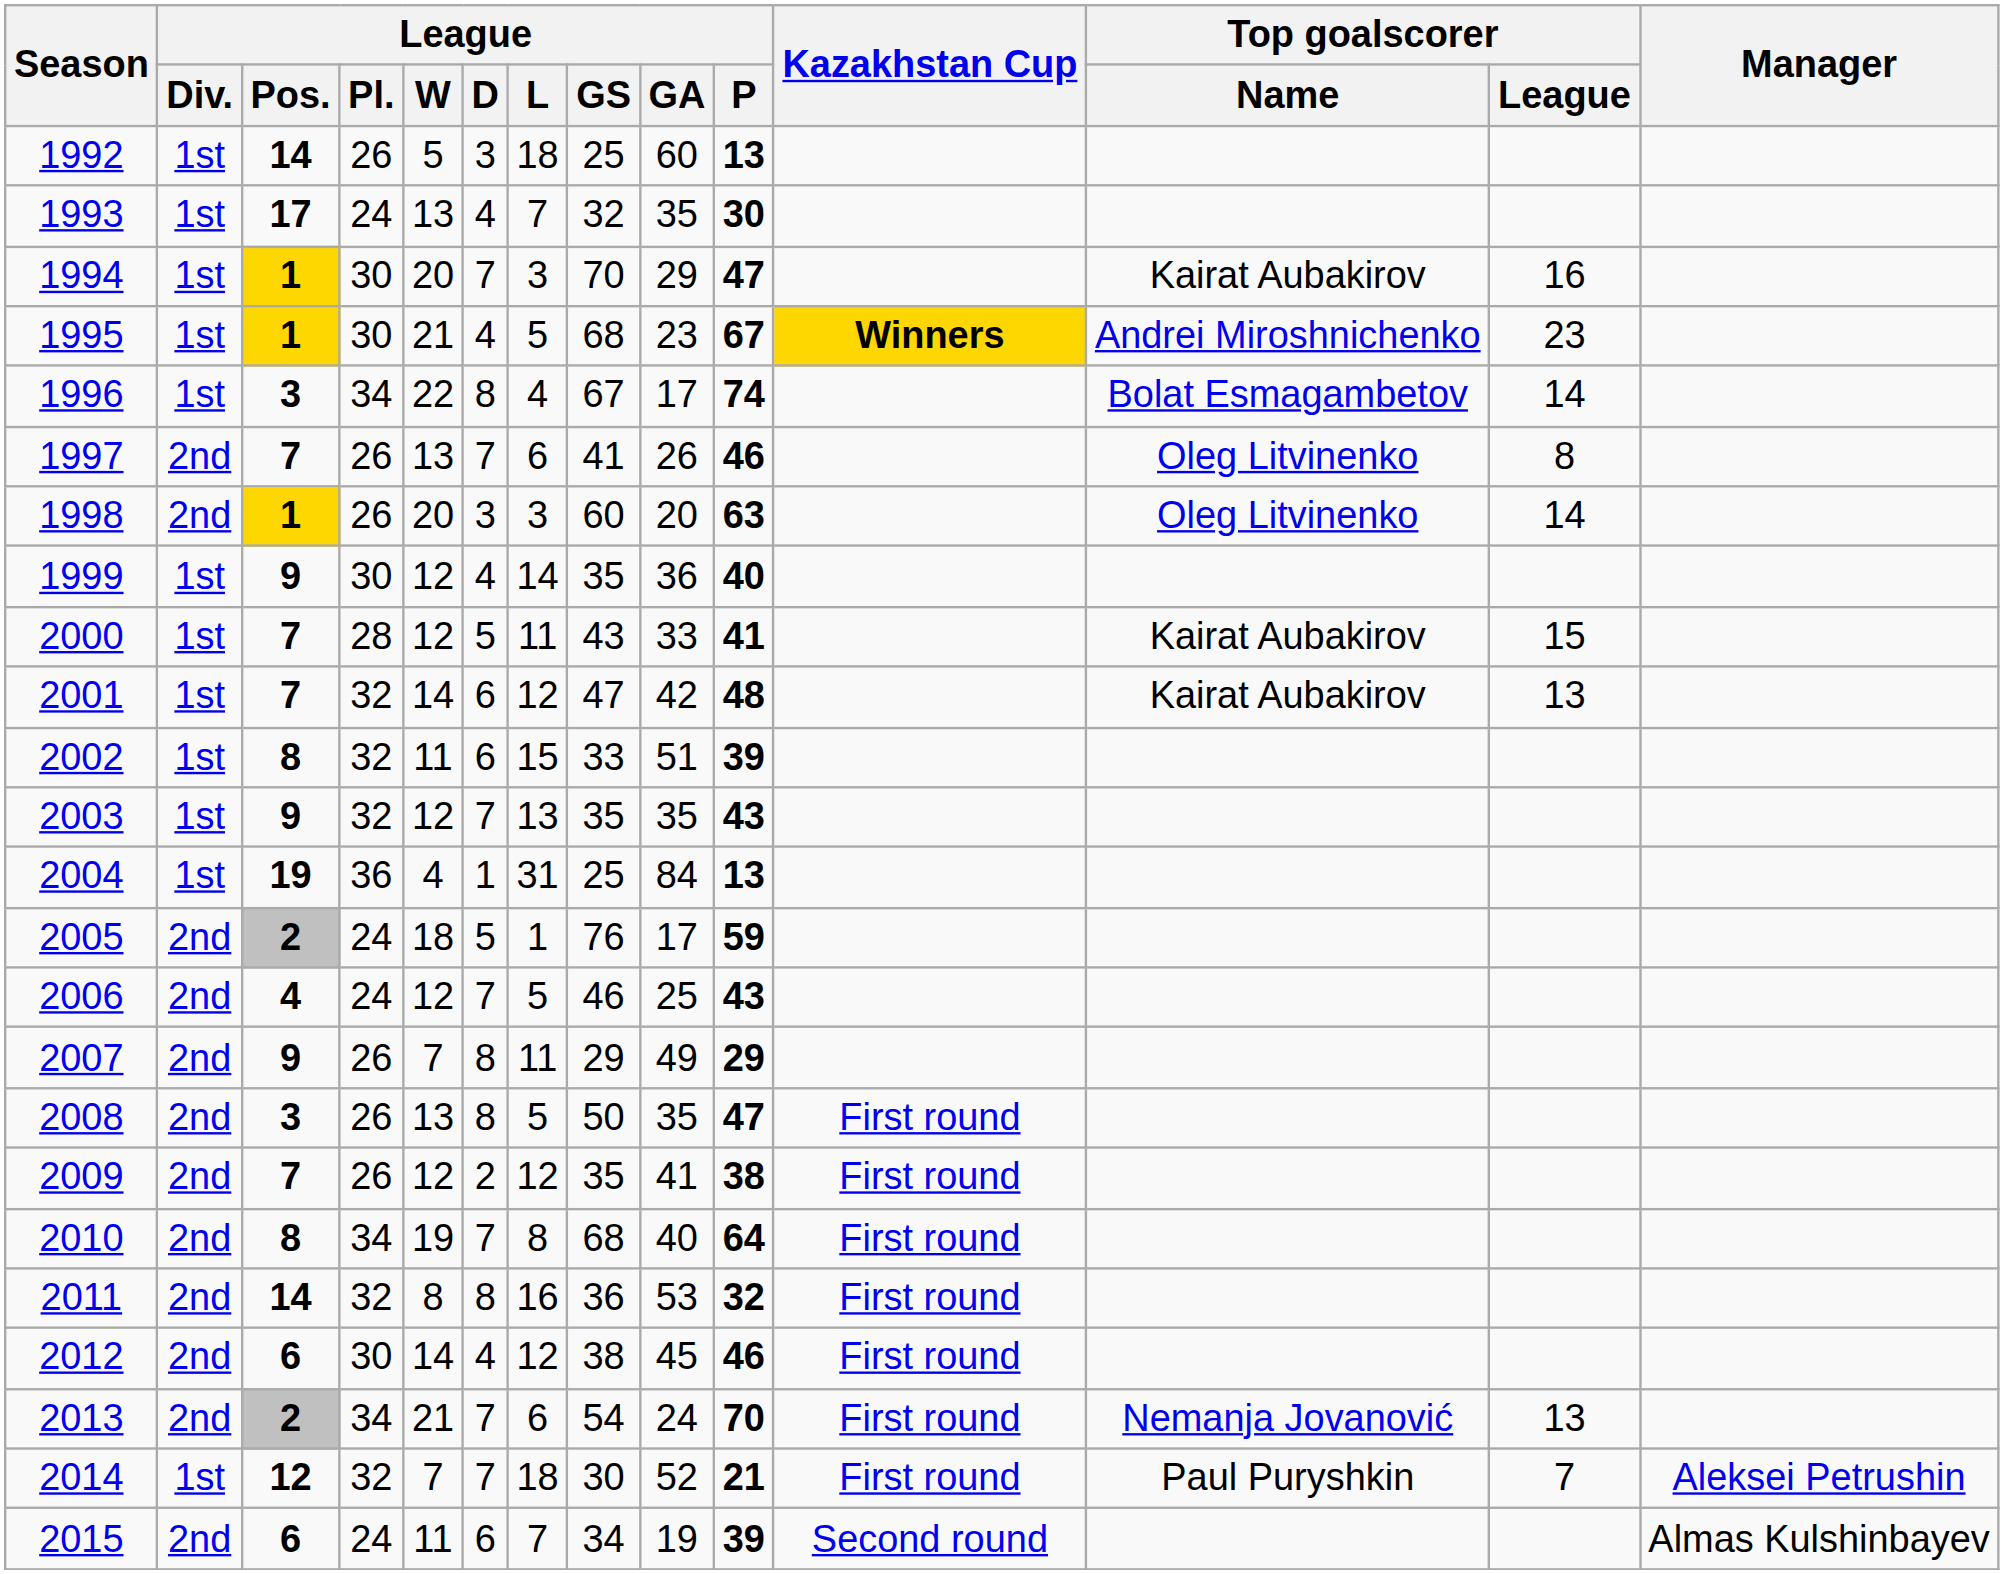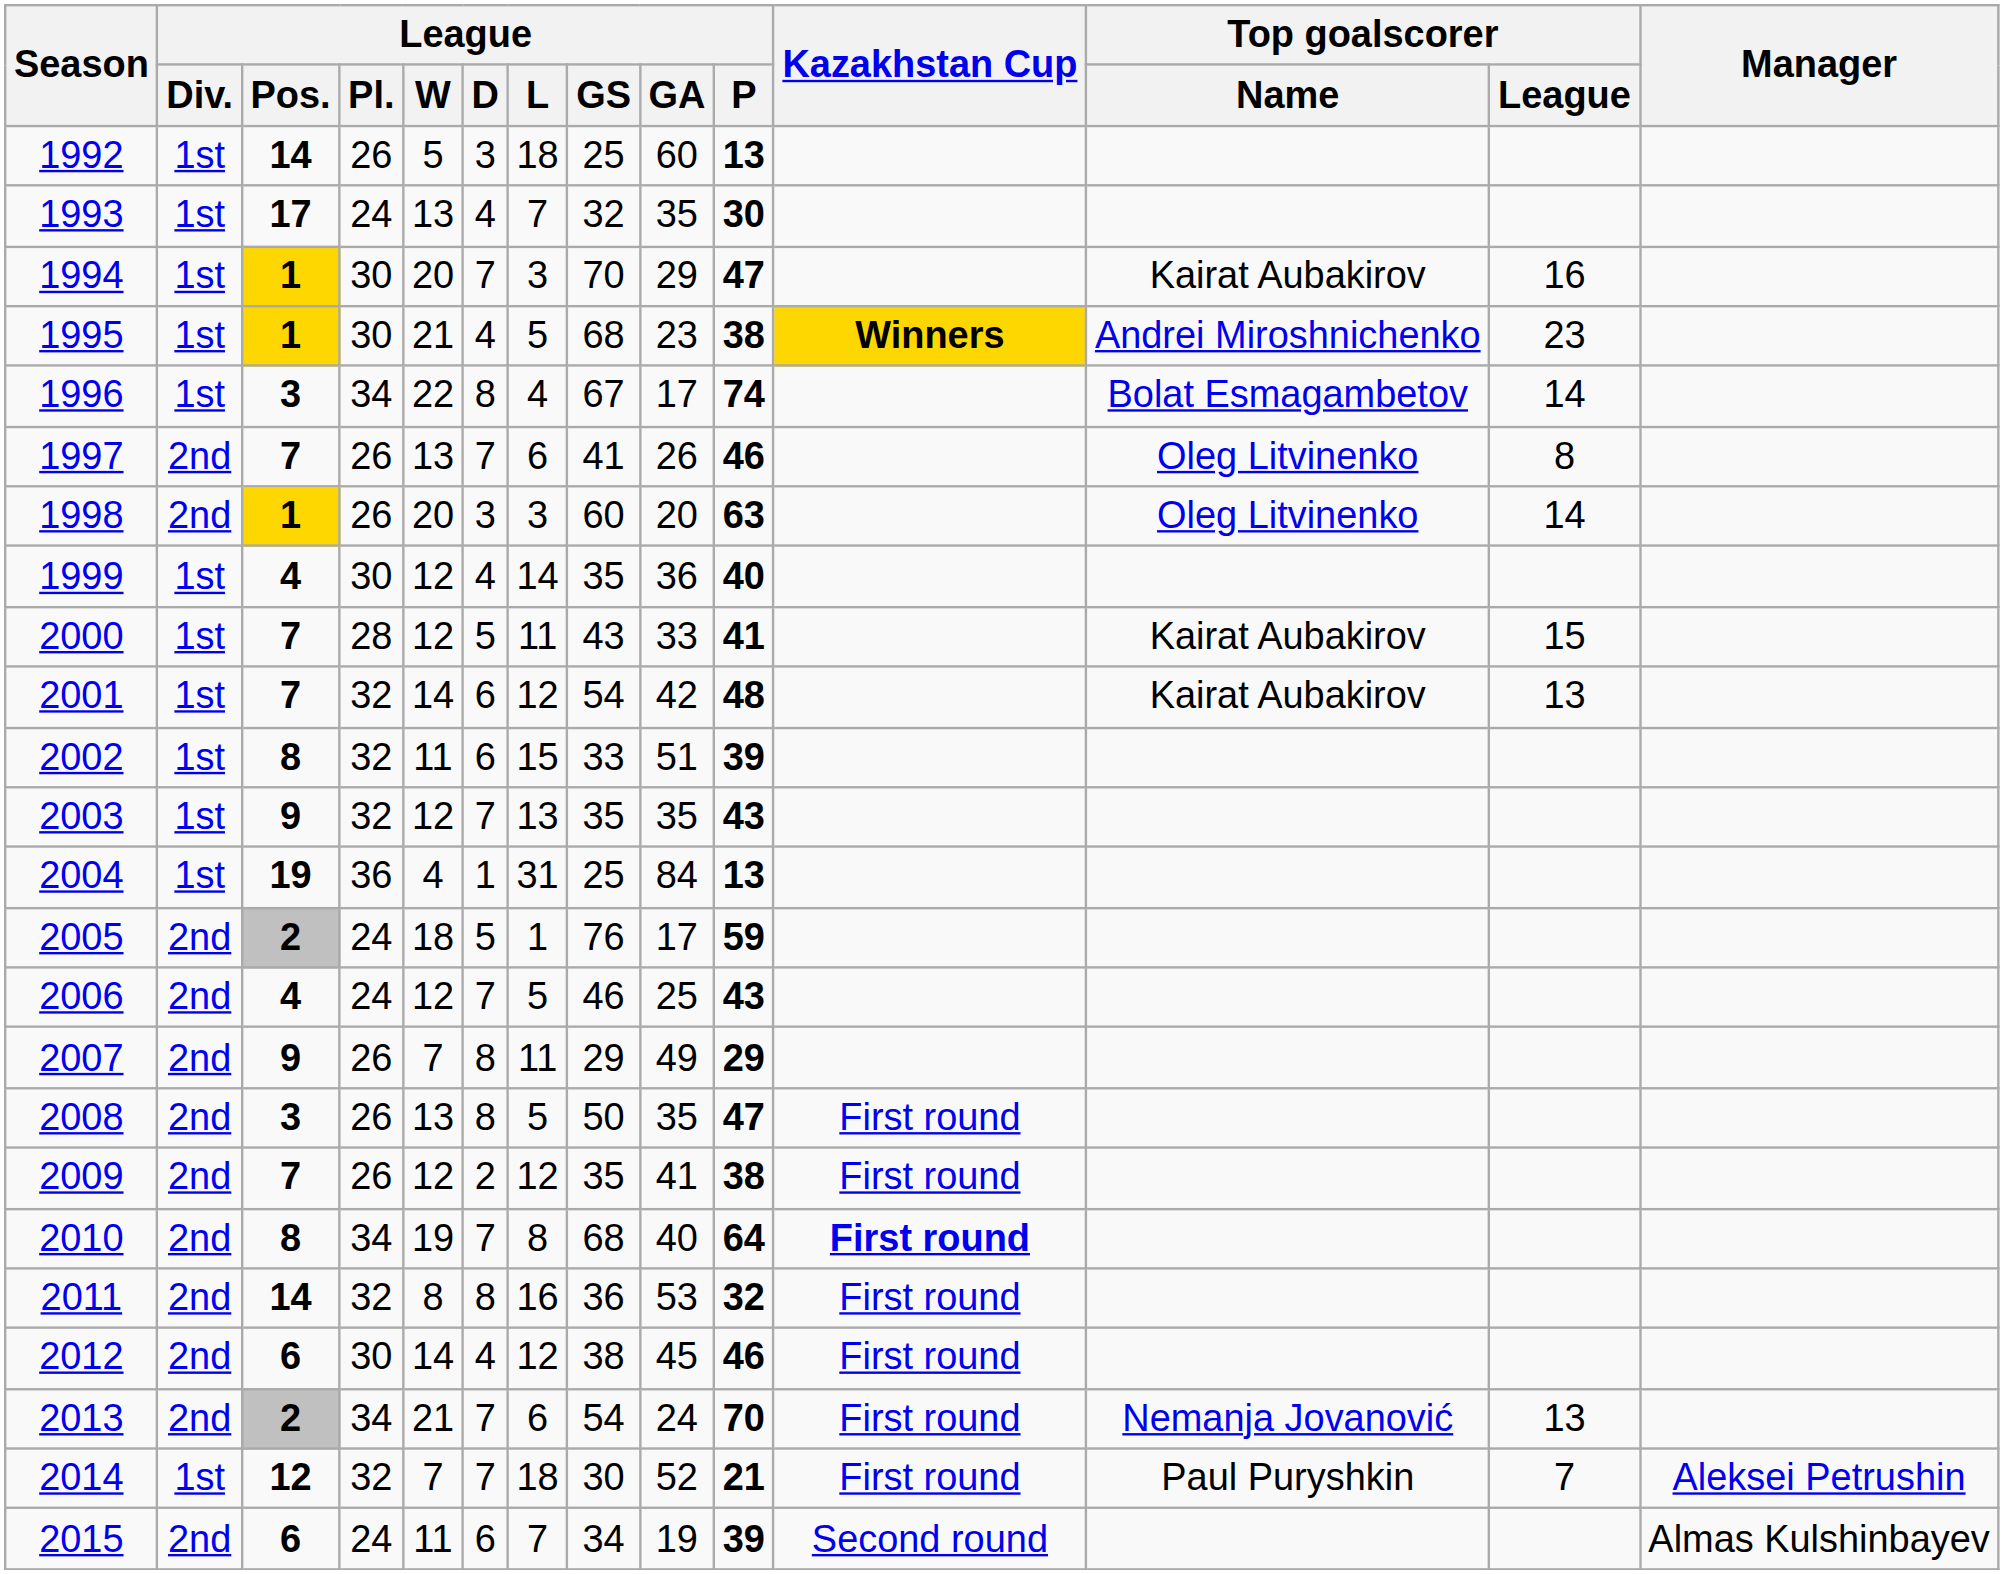(744, 335) 67 -> (744, 335) 38
(291, 575) 9 -> (291, 575) 4
(604, 696) 47 -> (604, 696) 54
(930, 1237) normal -> (930, 1237) bold
